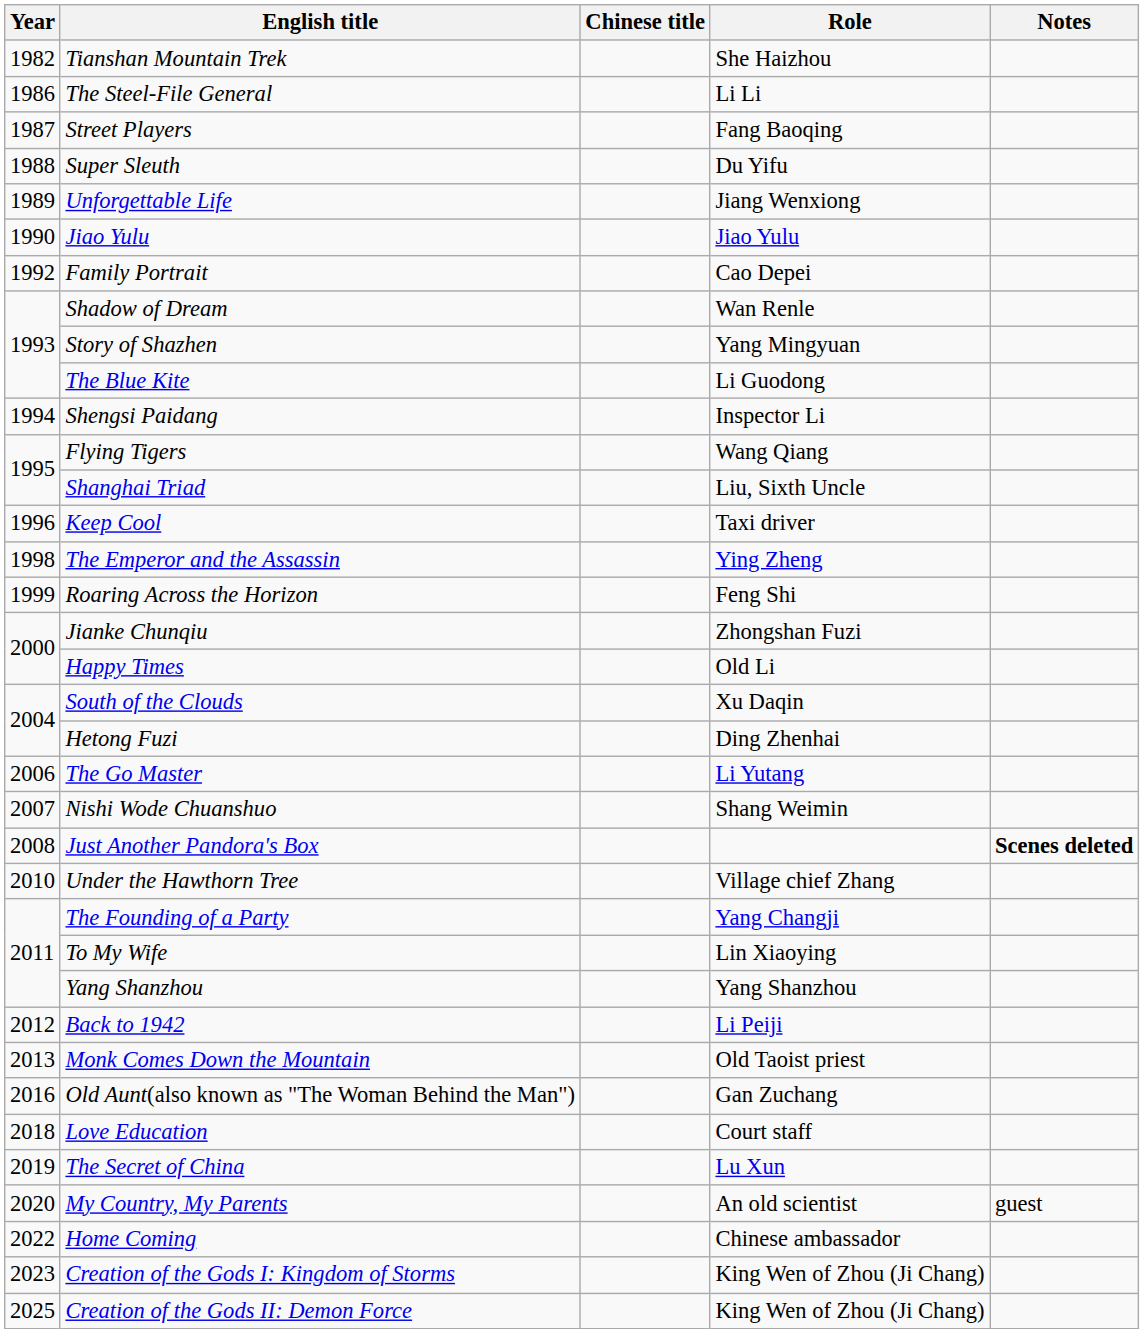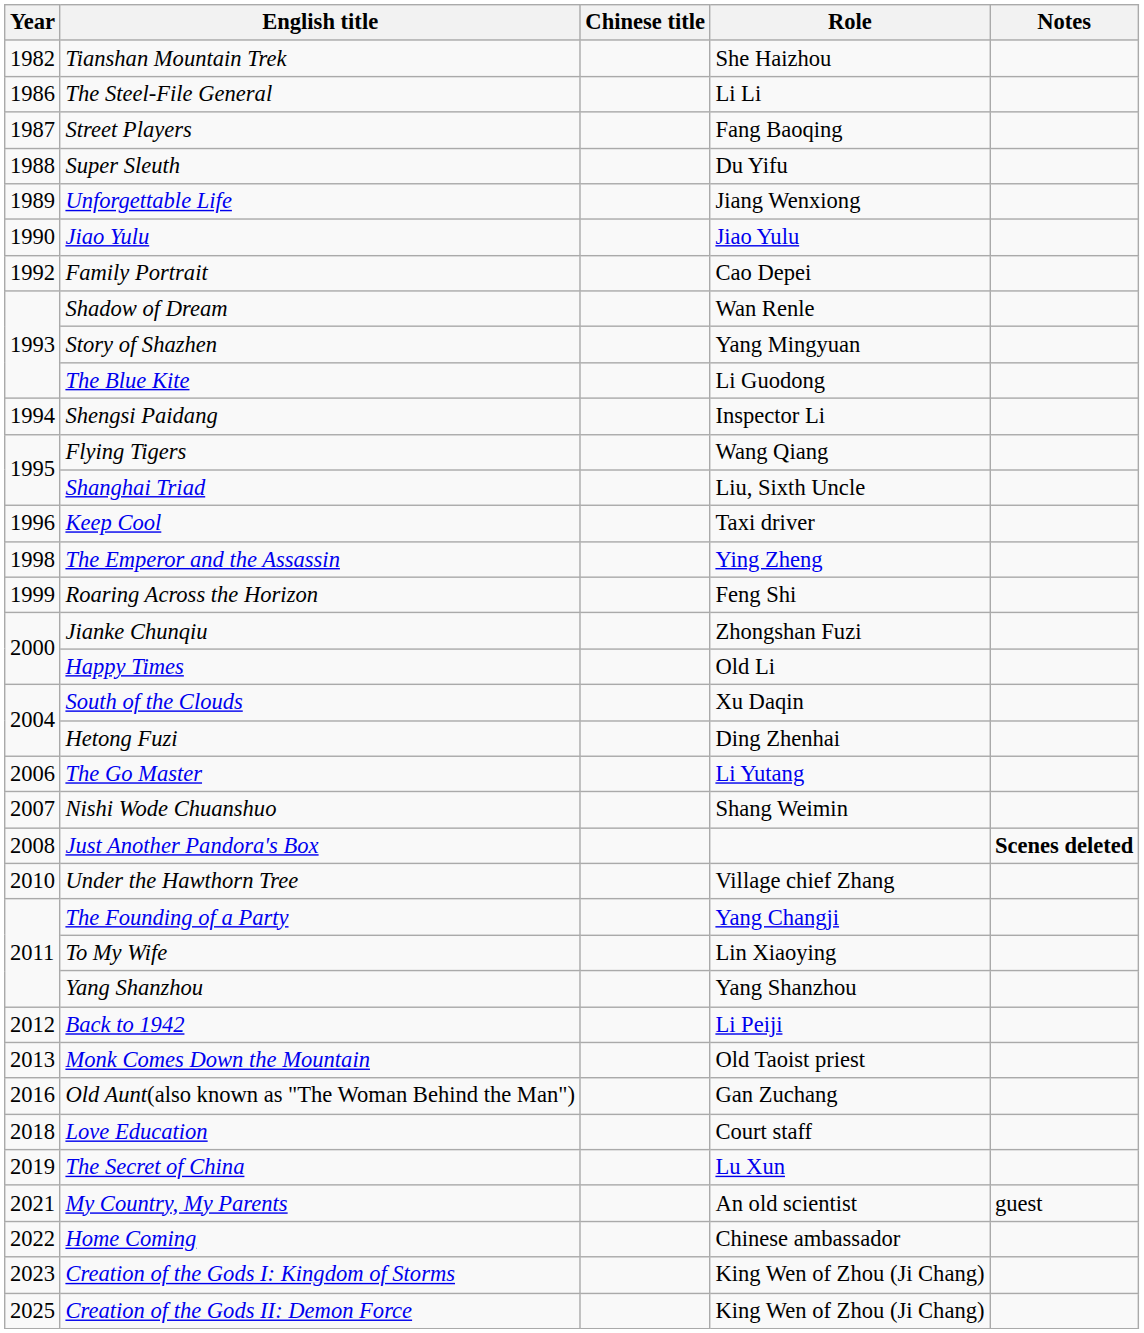(32, 1203) 2020 -> (32, 1203) 2021
